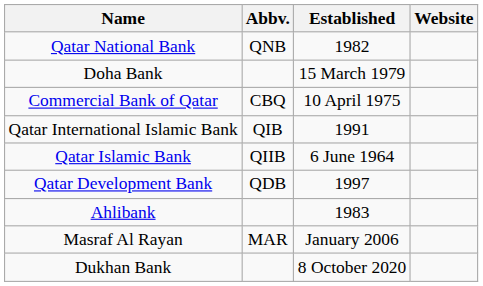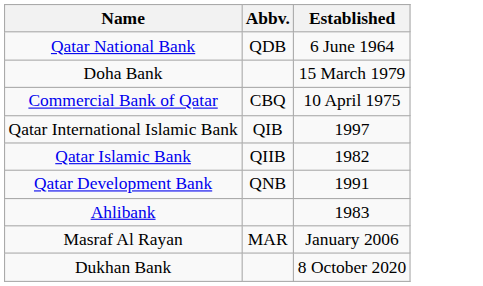- column: (444, 18)
(268, 45) QNB -> (268, 45) QDB
(352, 45) 1982 -> (352, 45) 6 June 1964
(352, 128) 1991 -> (352, 128) 1997
(352, 156) 6 June 1964 -> (352, 156) 1982
(268, 184) QDB -> (268, 184) QNB
(352, 184) 1997 -> (352, 184) 1991
